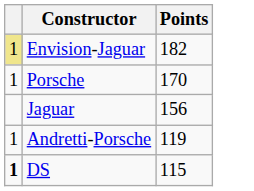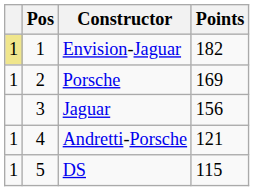+ column: (40, 19)
(173, 79) 170 -> (209, 79) 169
(173, 139) 119 -> (209, 139) 121
(14, 169) bold -> (14, 169) normal
